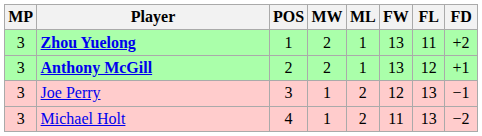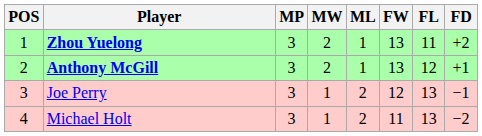columns swapped: (288, 17) <-> (21, 17)
